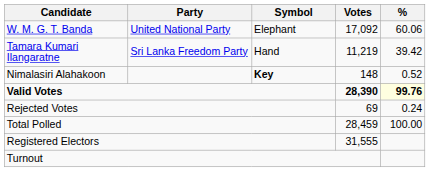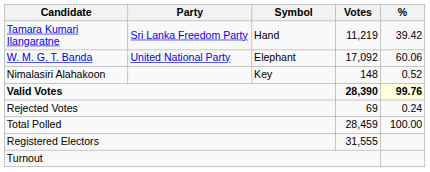rows swapped: (50, 29) <-> (43, 52)
(264, 74) bold -> (263, 74) normal
